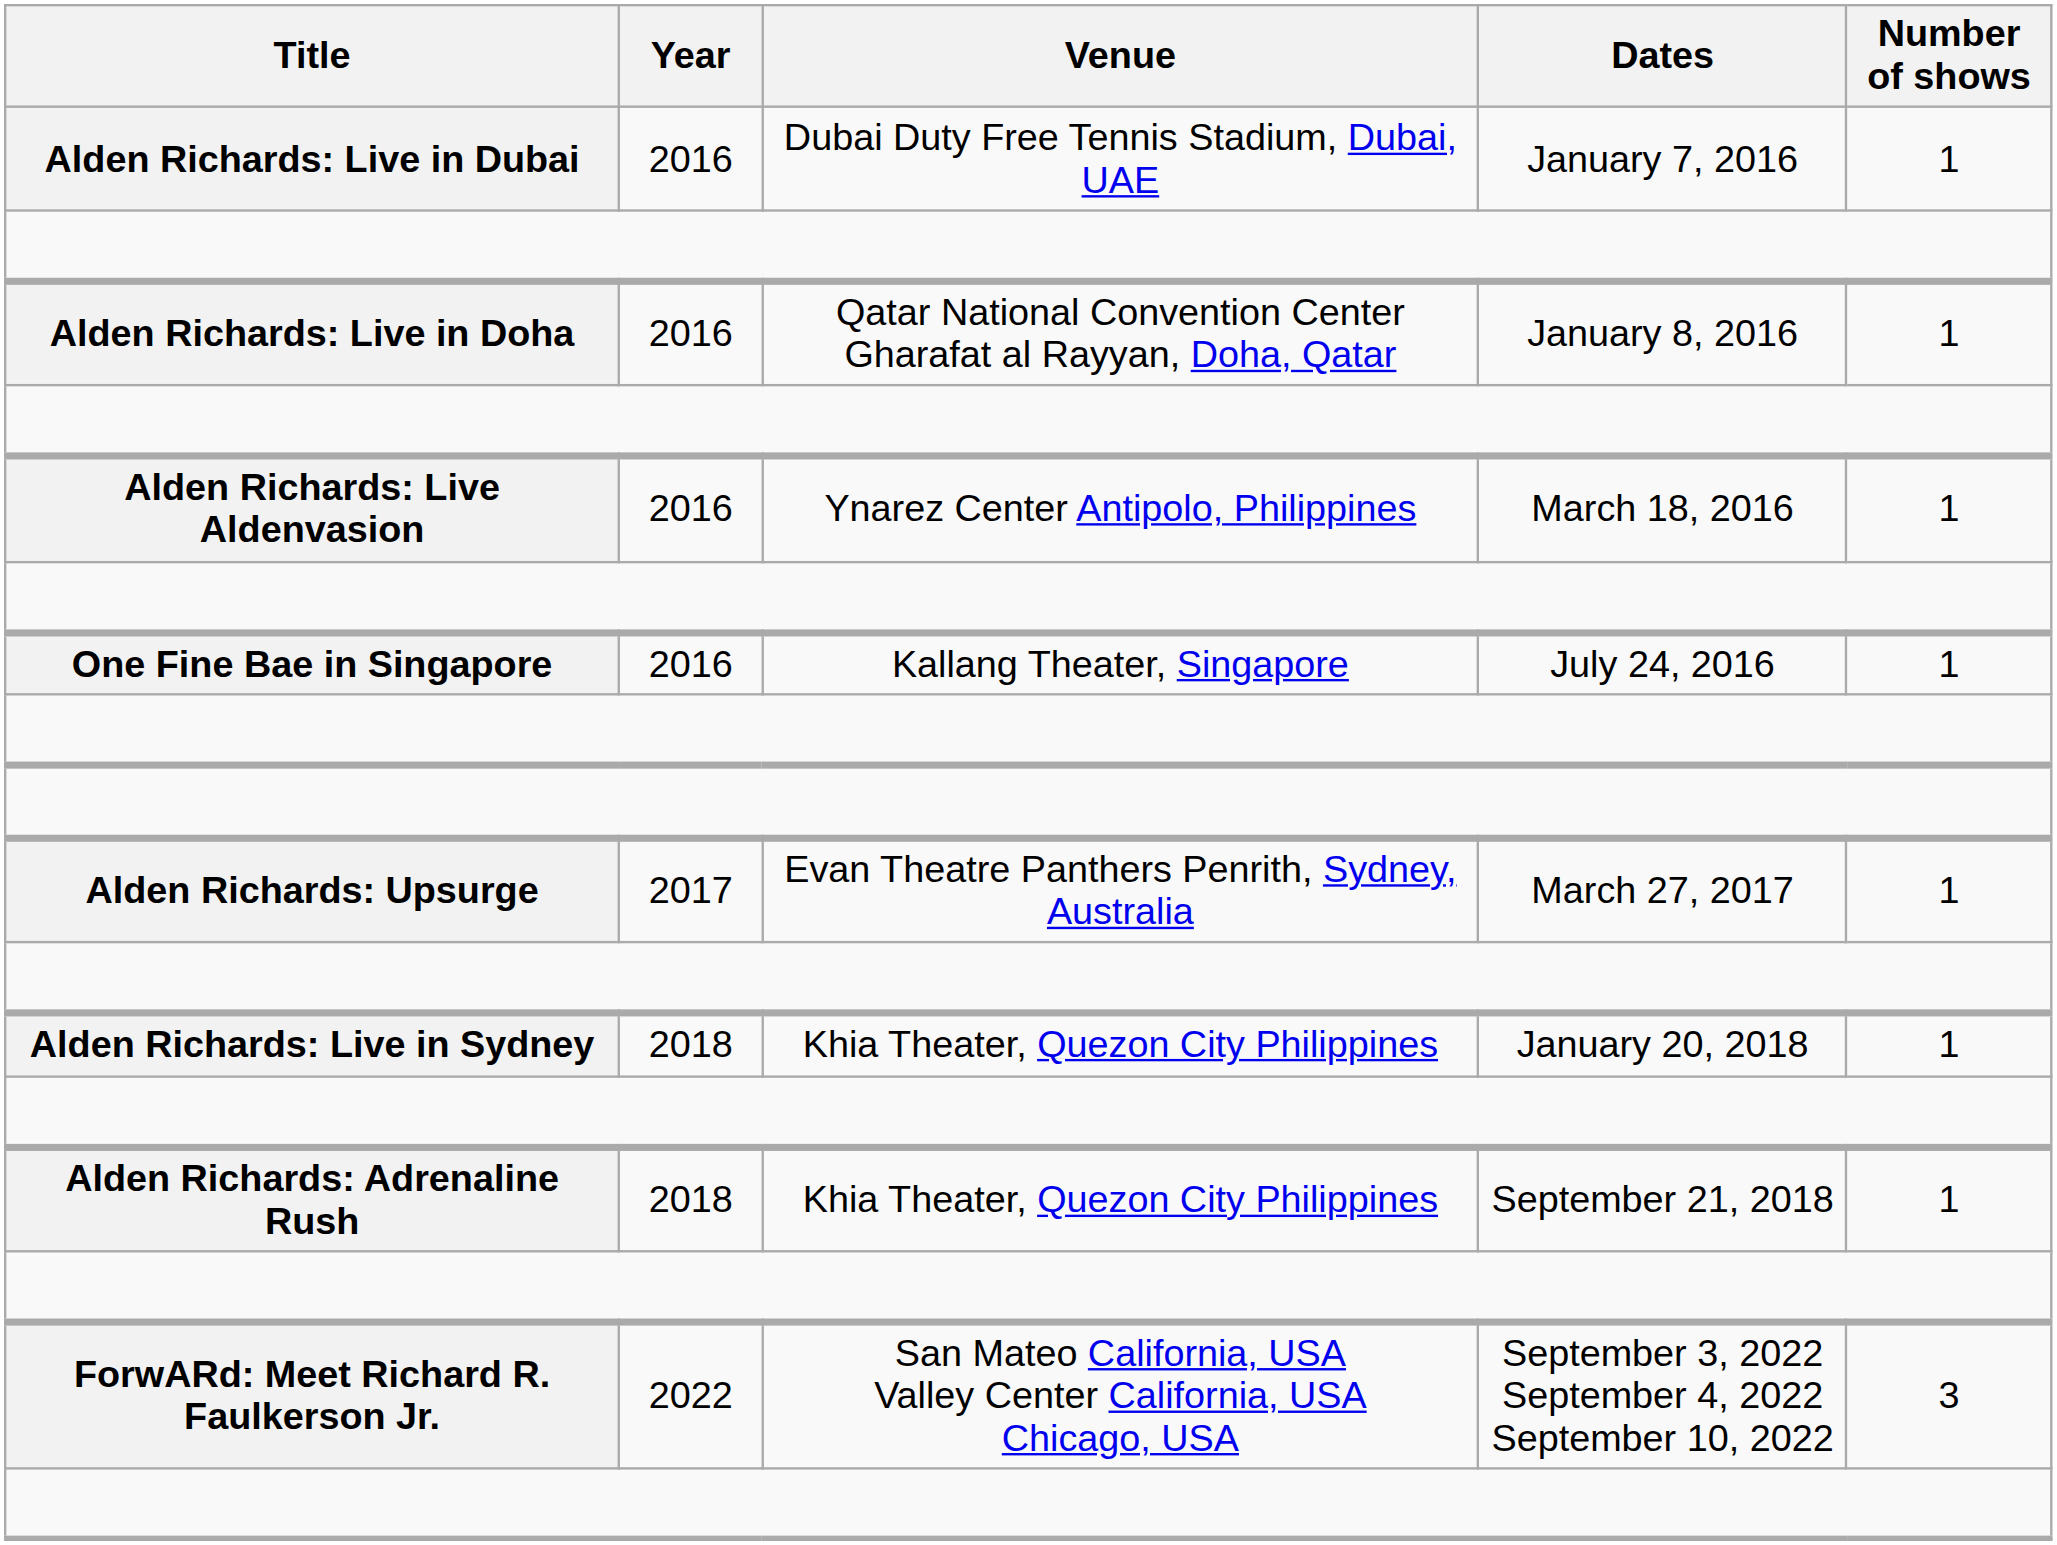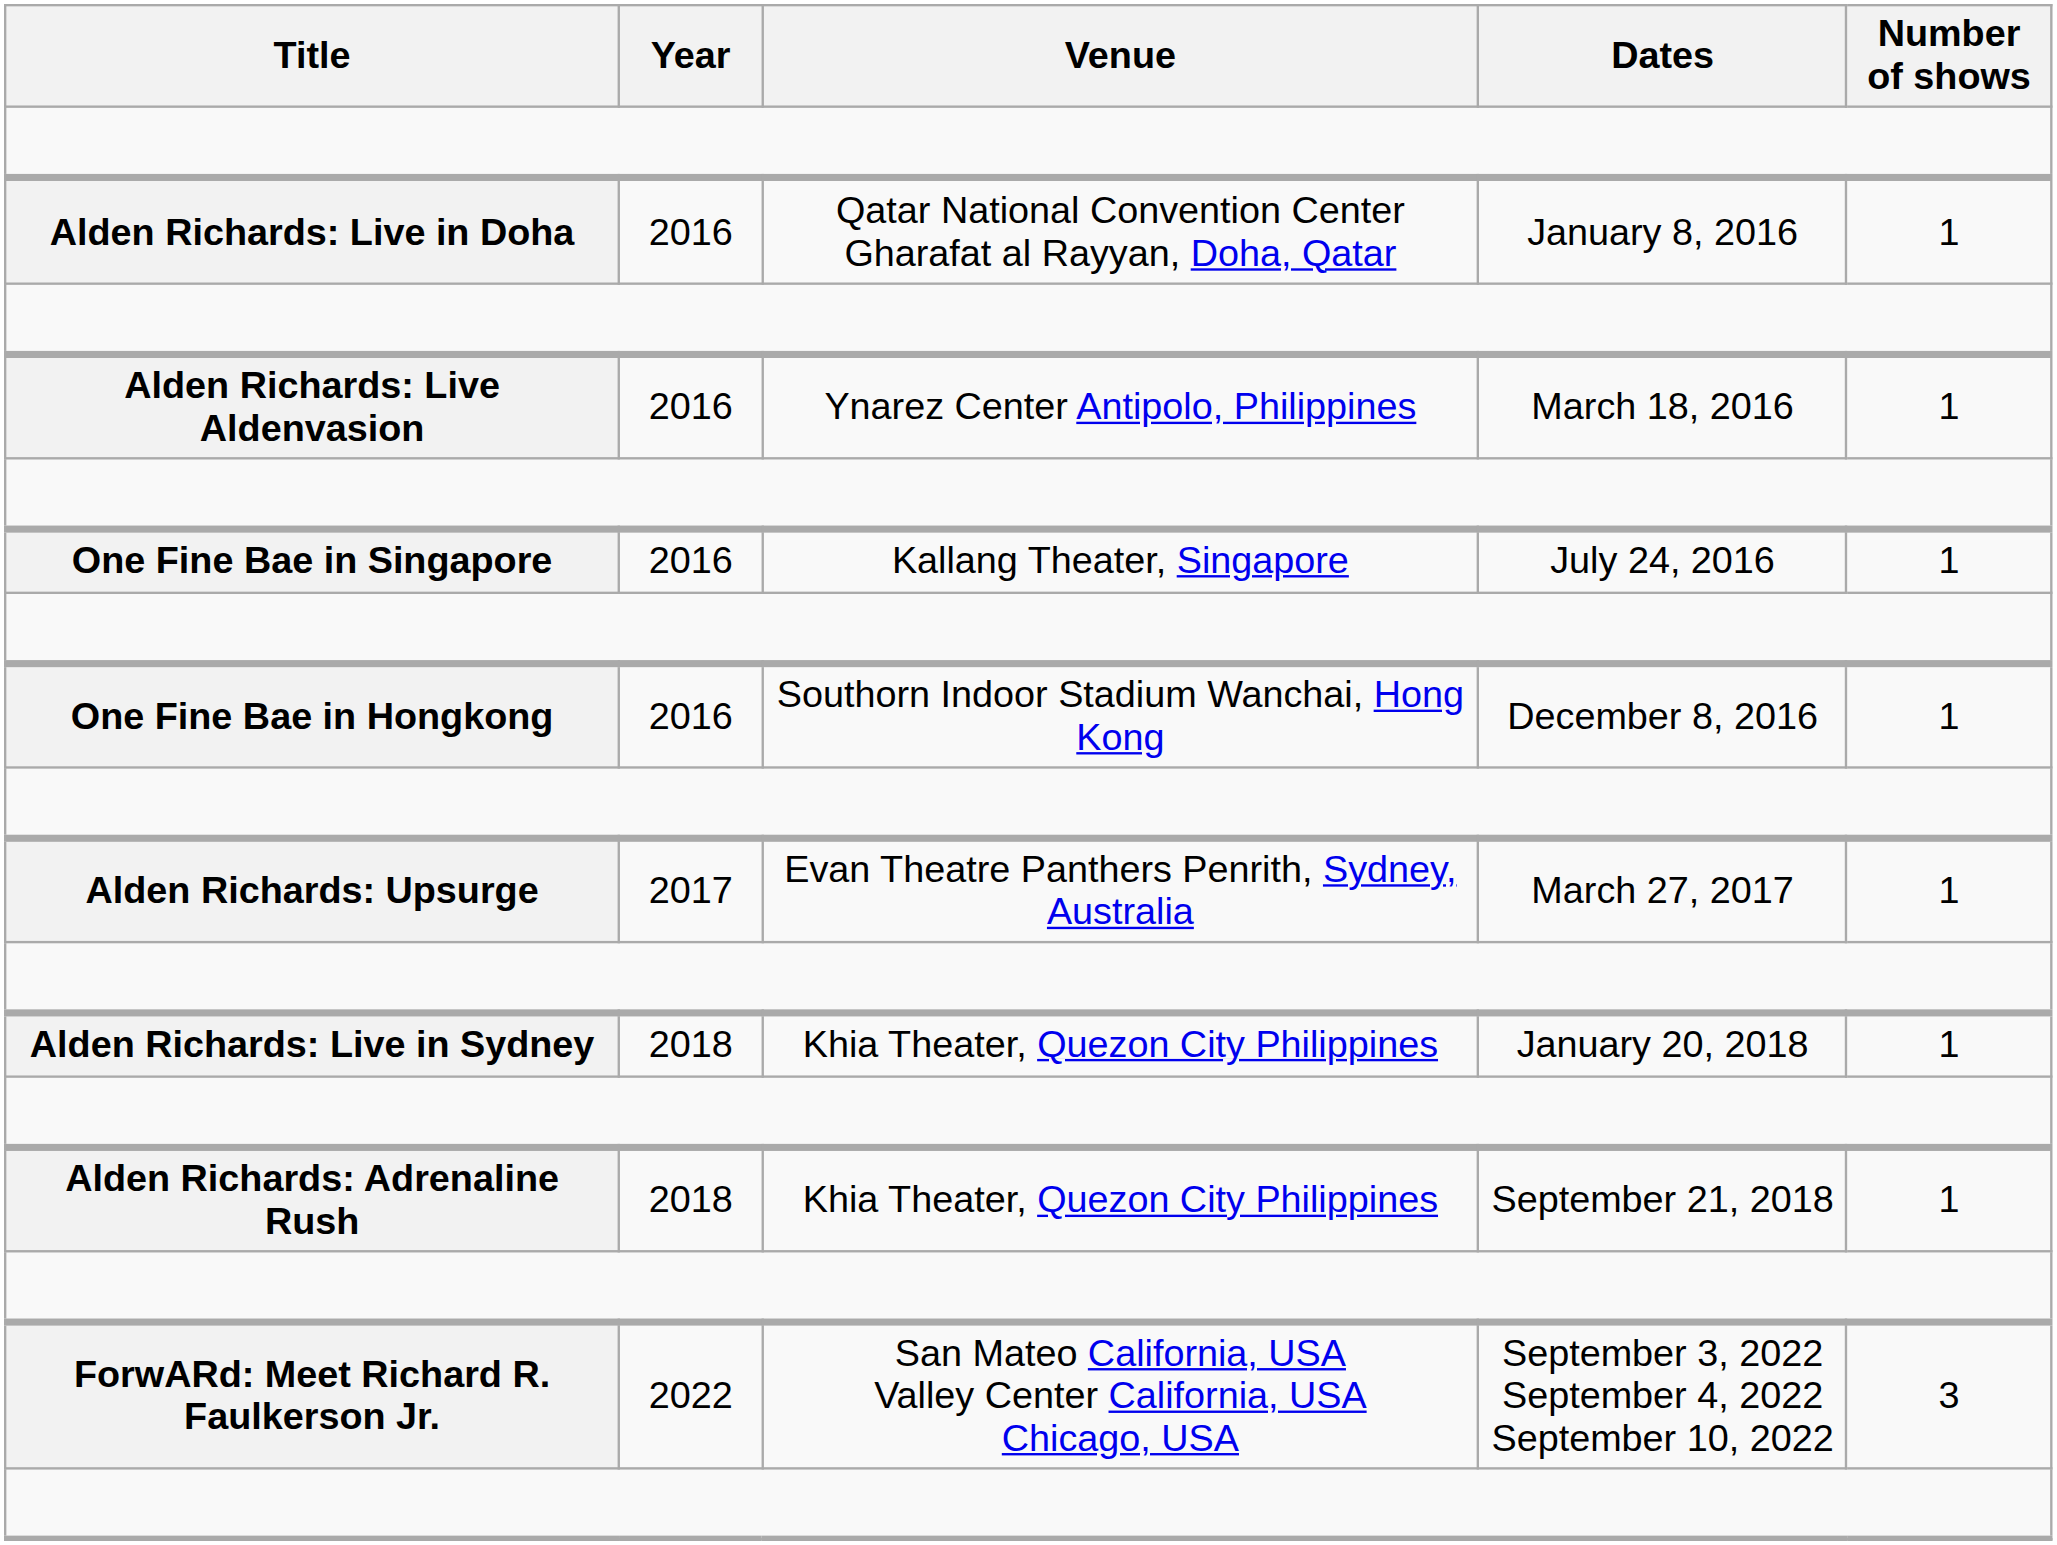- row: (312, 158)
+ row: (312, 715)
